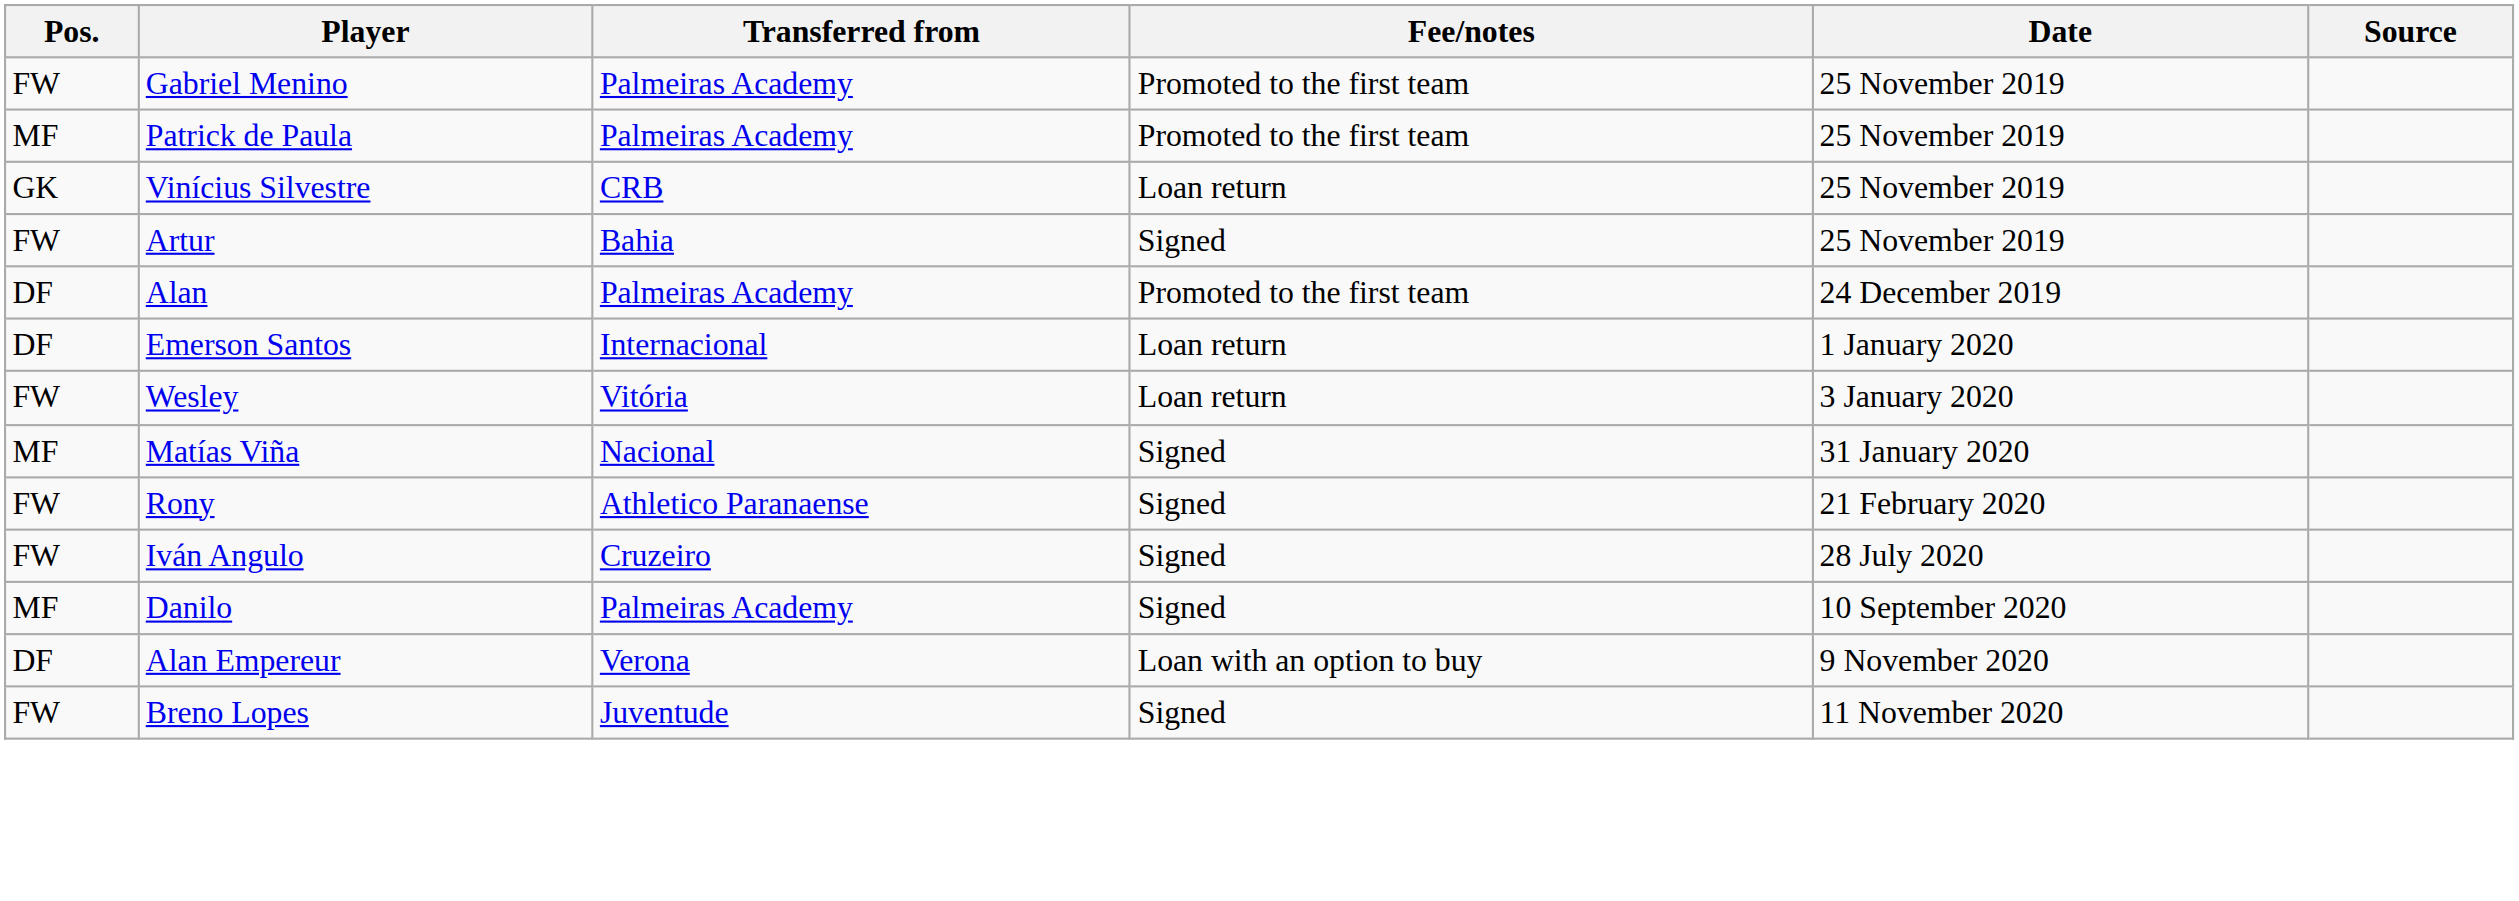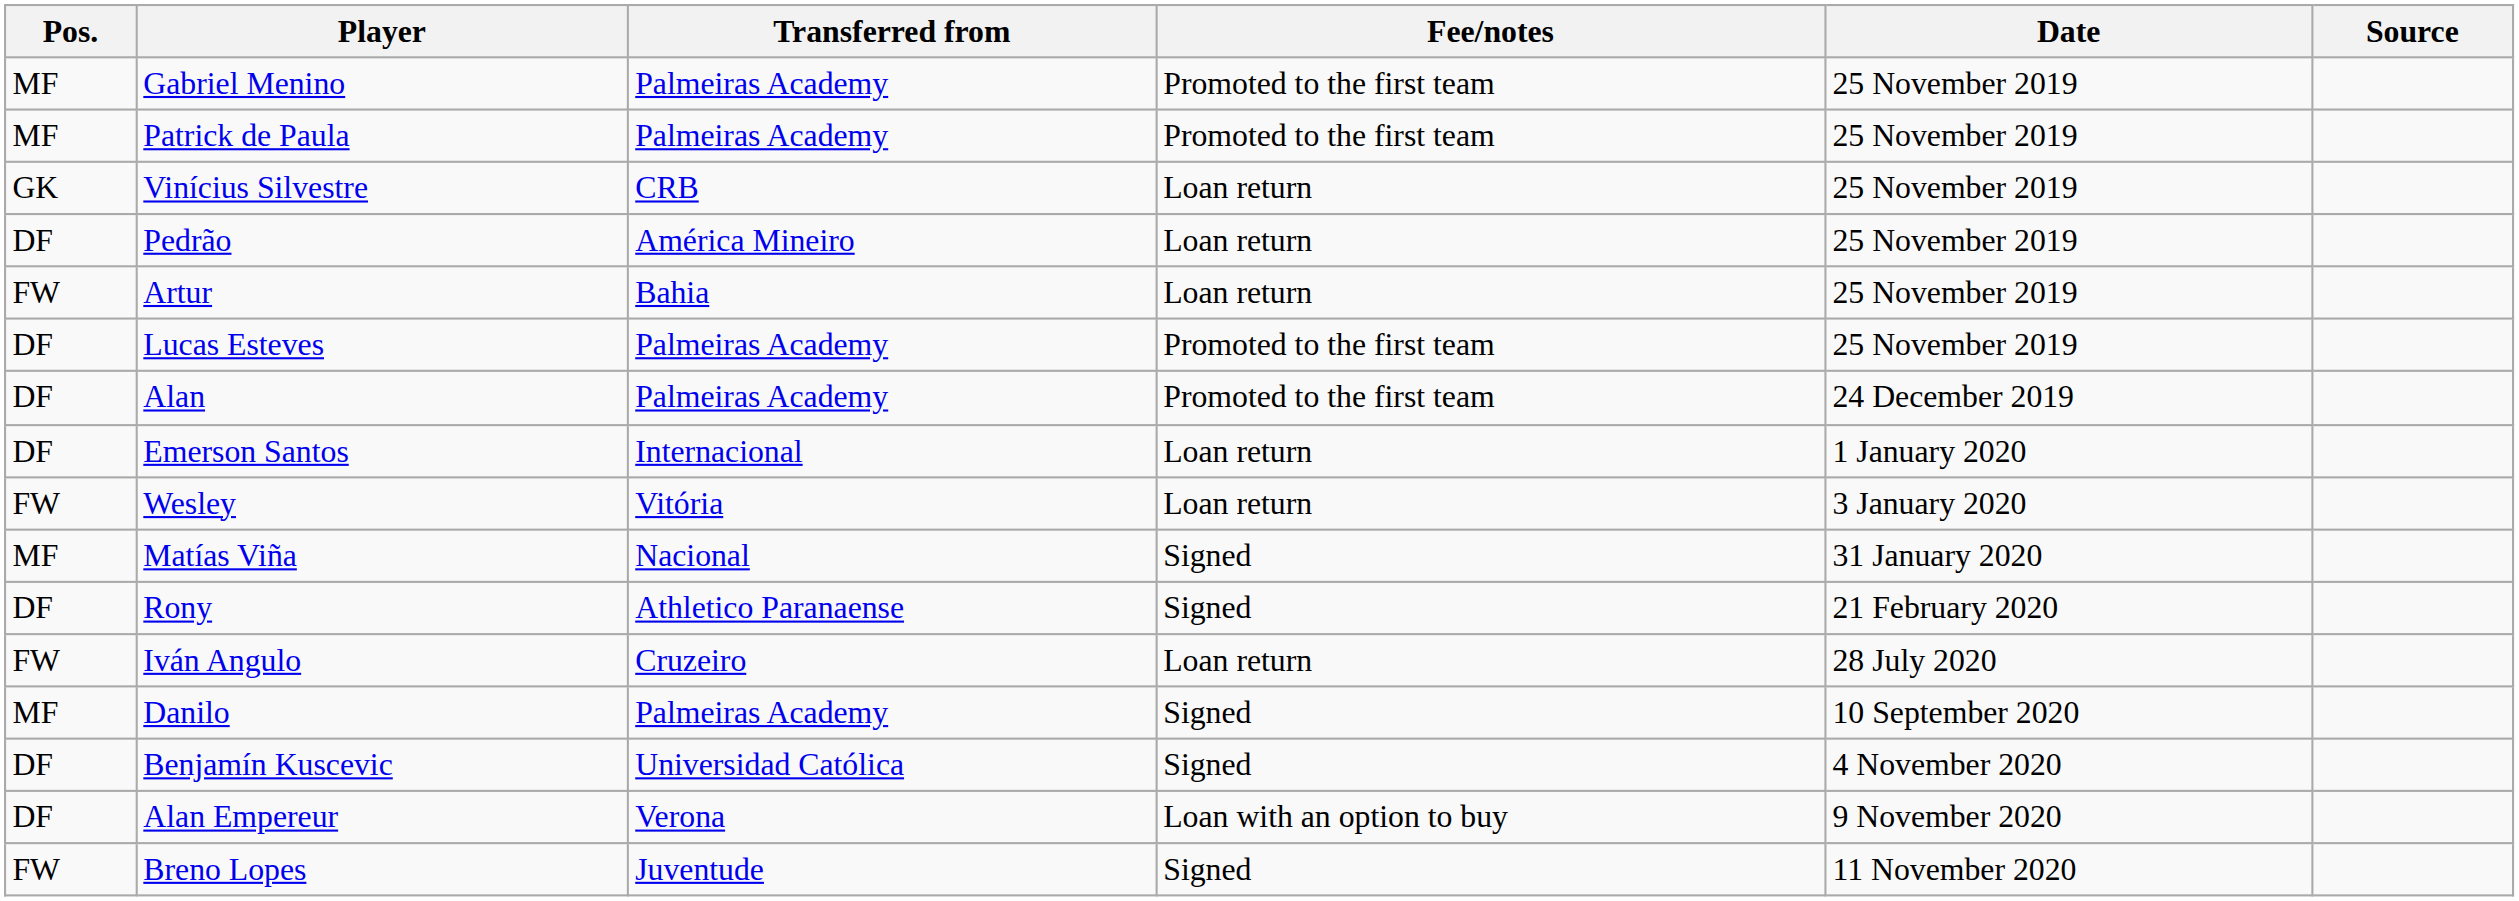(36, 83) FW -> (35, 83) MF
+ row: (187, 240)
(1182, 240) Signed -> (1238, 292) Loan return
+ row: (234, 345)
(36, 502) FW -> (33, 607) DF
(1182, 554) Signed -> (1238, 659) Loan return
+ row: (268, 764)
